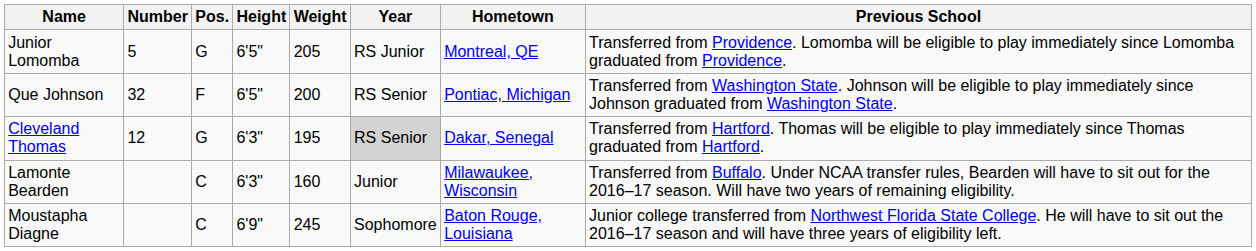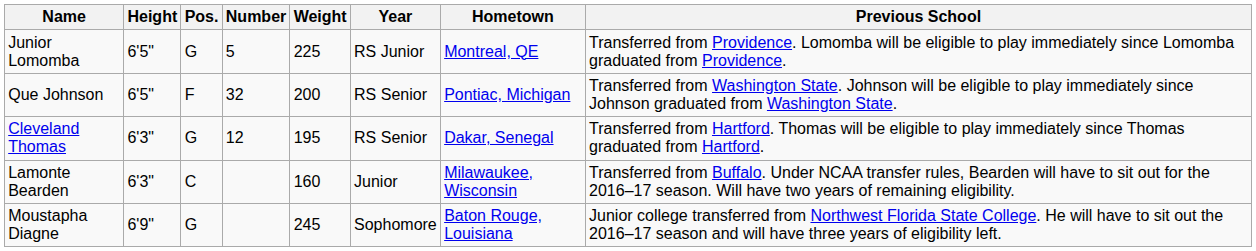columns swapped: (158, 17) <-> (261, 17)
(307, 51) 205 -> (307, 51) 225
(390, 138) lightgrey background -> (390, 138) no background
(201, 225) C -> (191, 225) G
